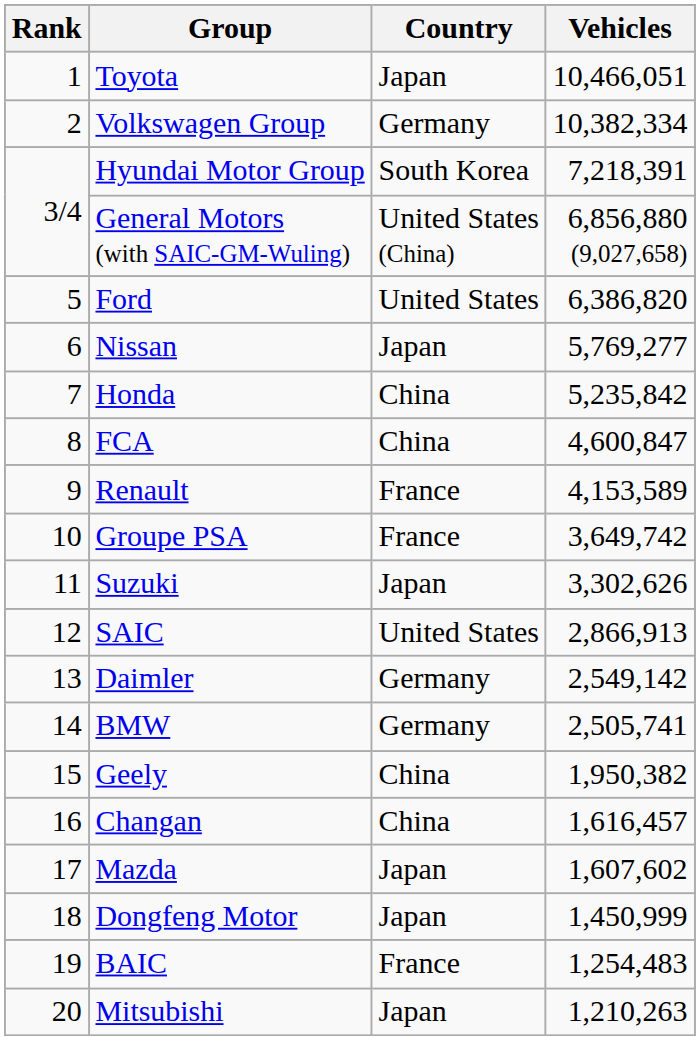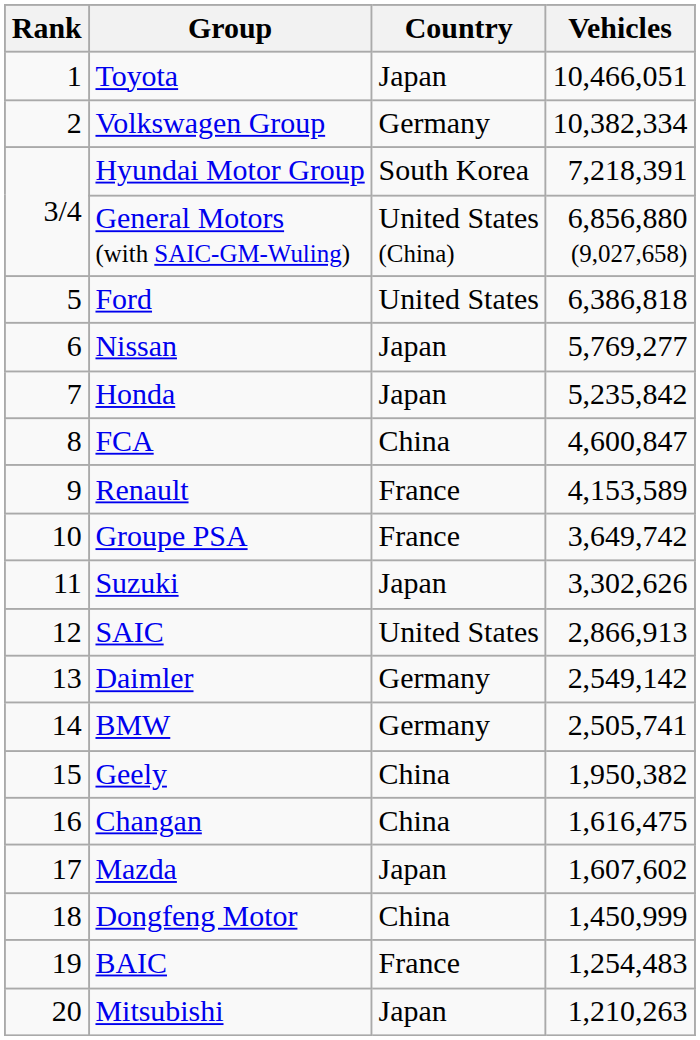(627, 299) 6,386,820 -> (627, 299) 6,386,818
(414, 394) China -> (413, 394) Japan
(627, 821) 1,616,457 -> (627, 821) 1,616,475
(413, 916) Japan -> (414, 916) China
